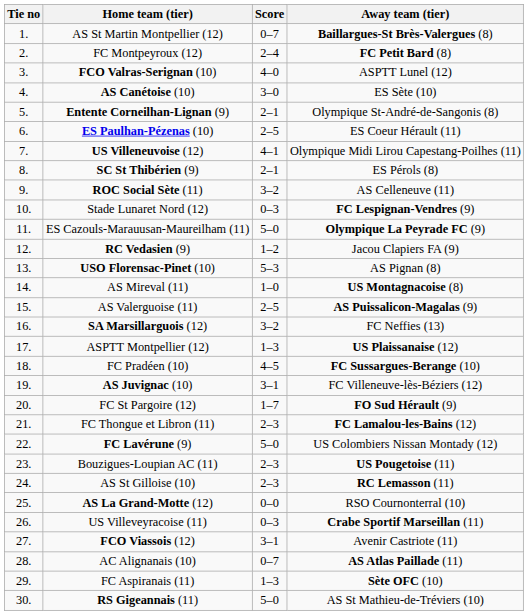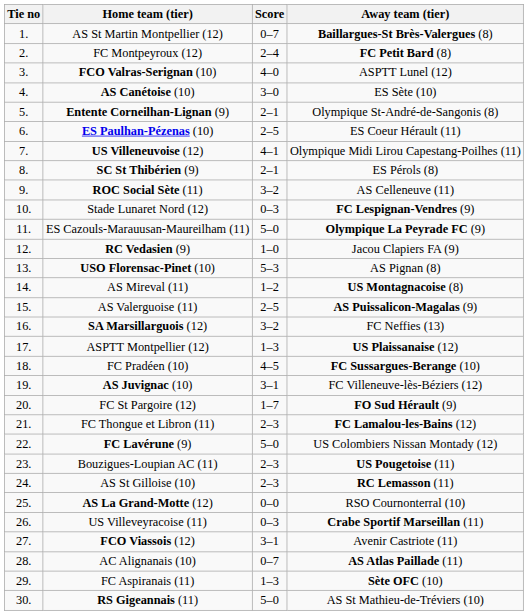(270, 248) 1–2 -> (270, 248) 1–0
(270, 287) 1–0 -> (270, 287) 1–2
